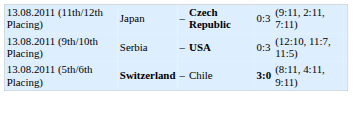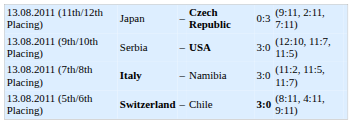(264, 47) 0:3 -> (264, 47) 3:0
+ row: (50, 76)
